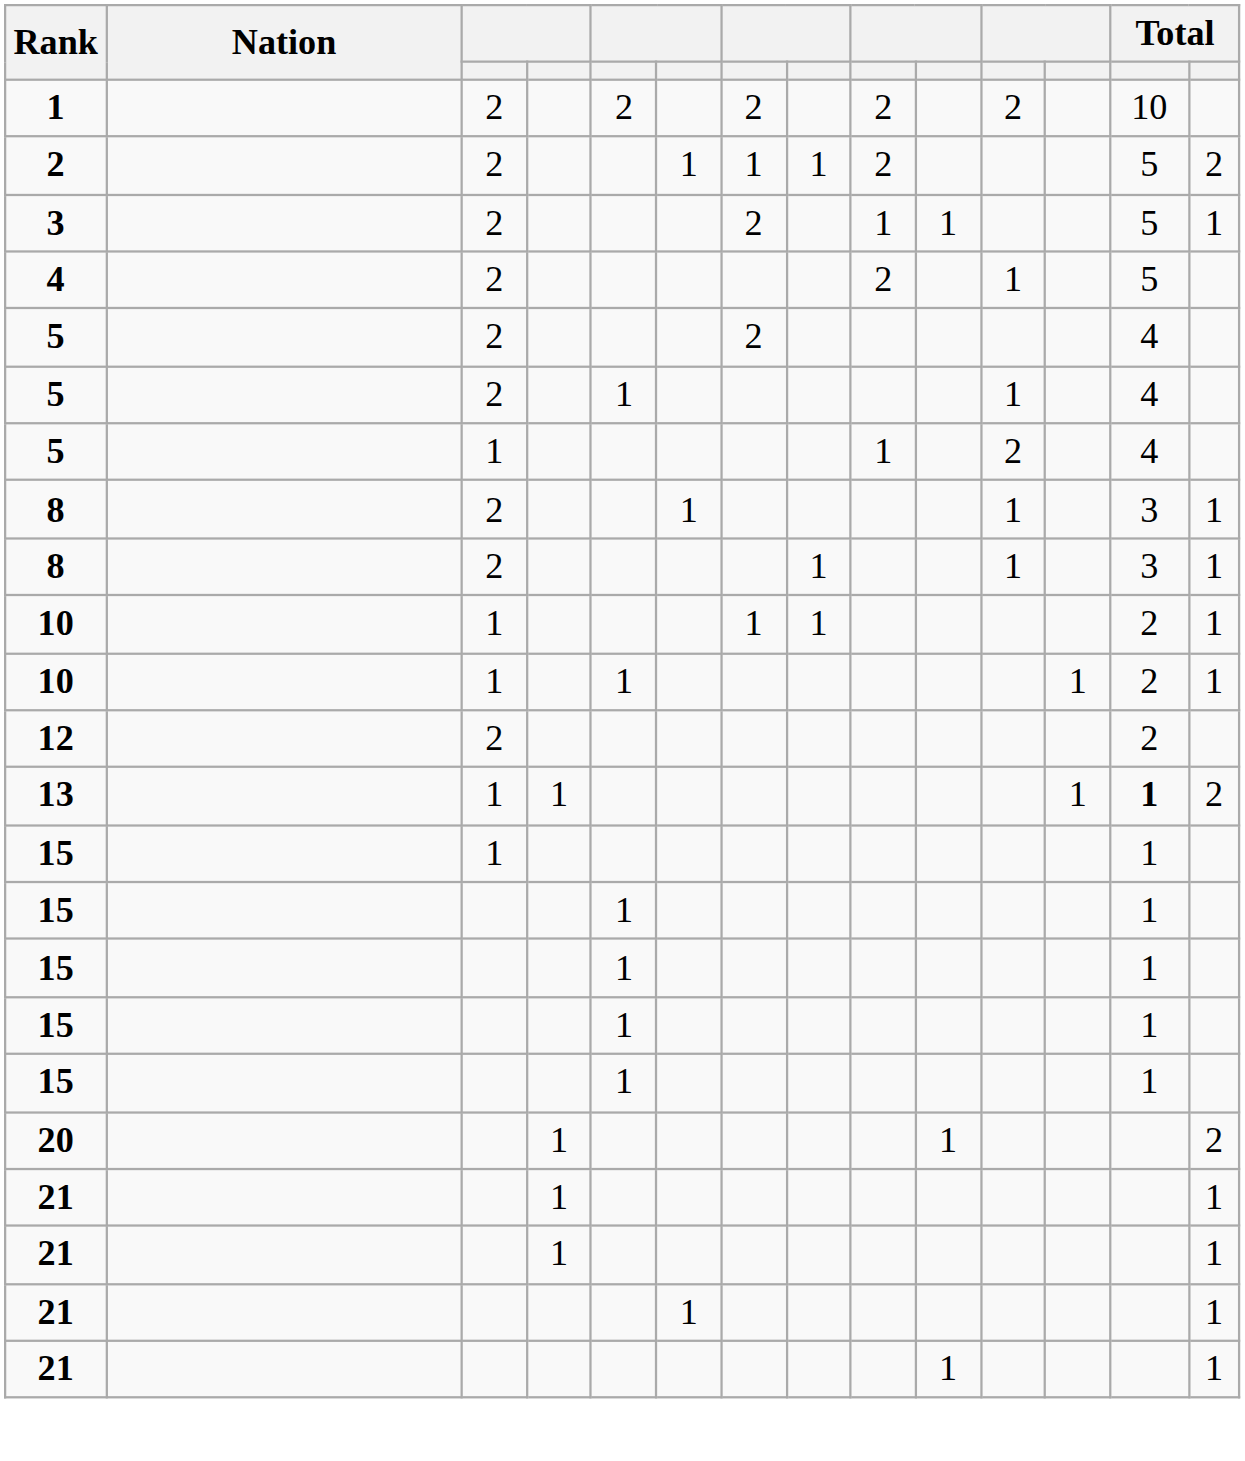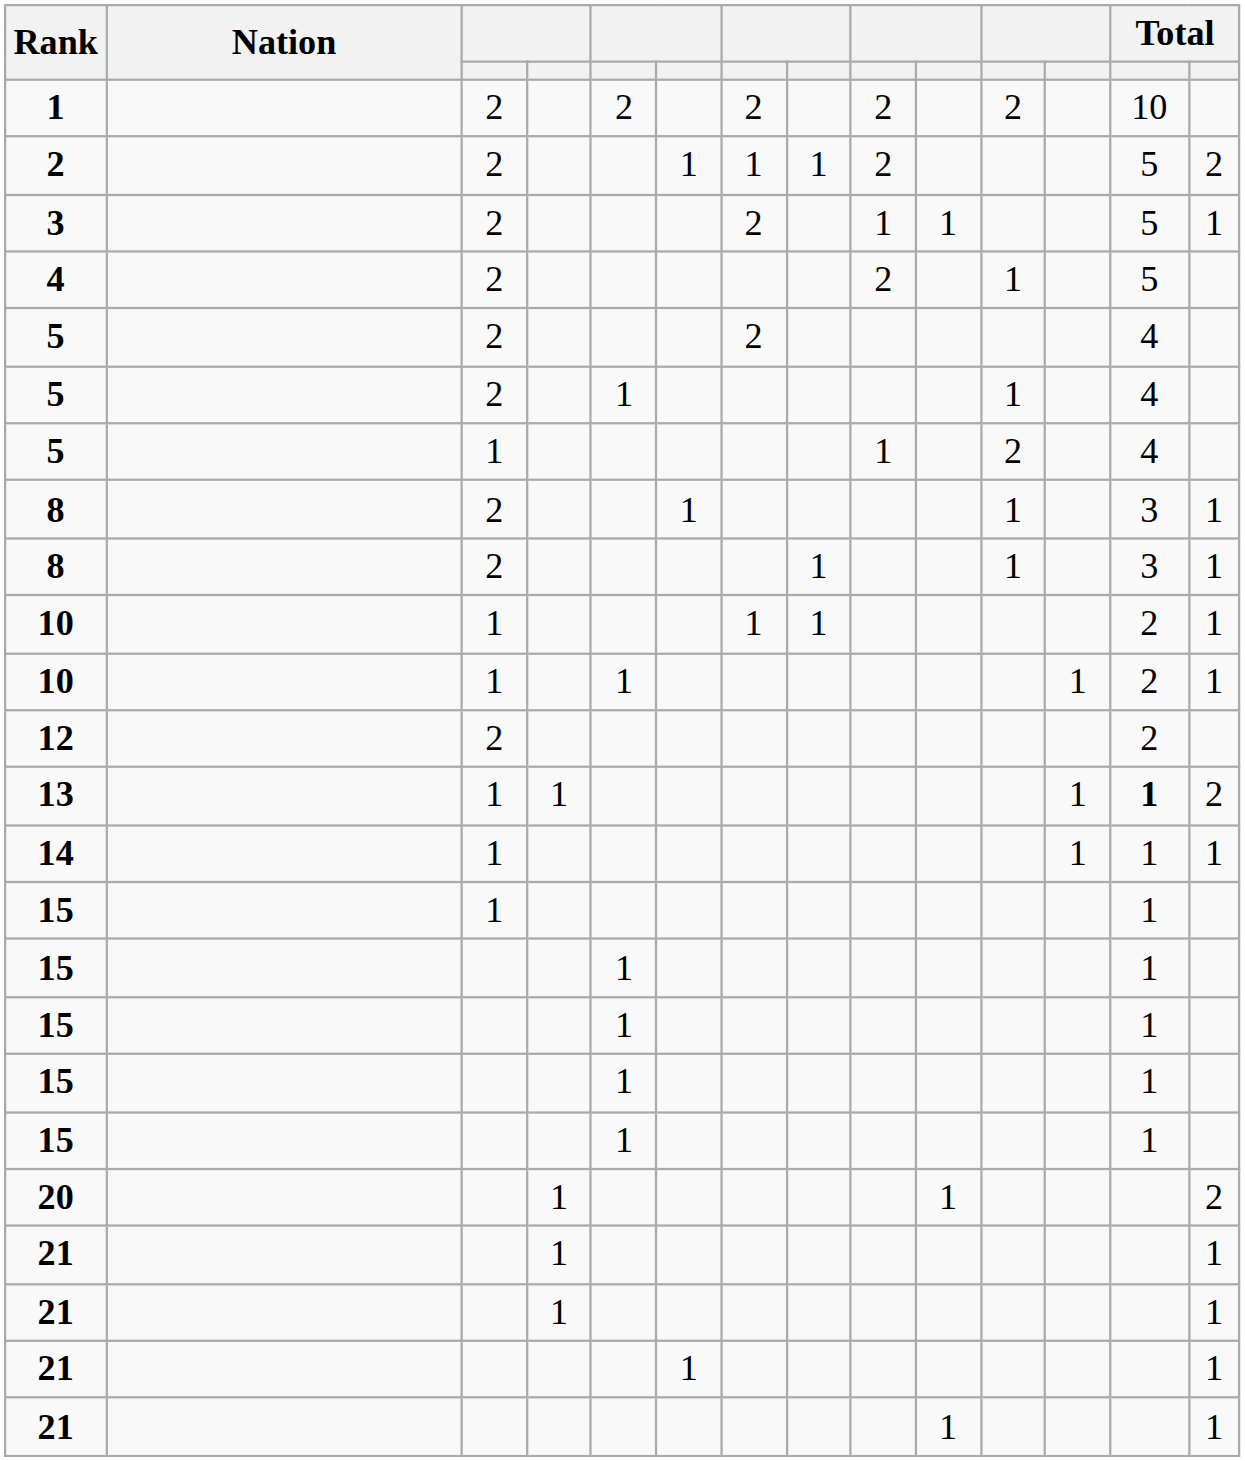+ row: (56, 852)
